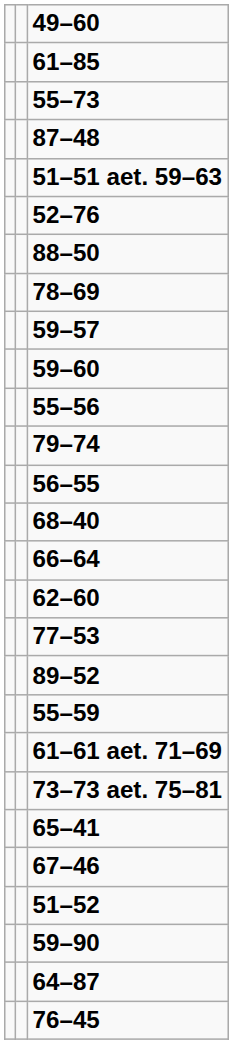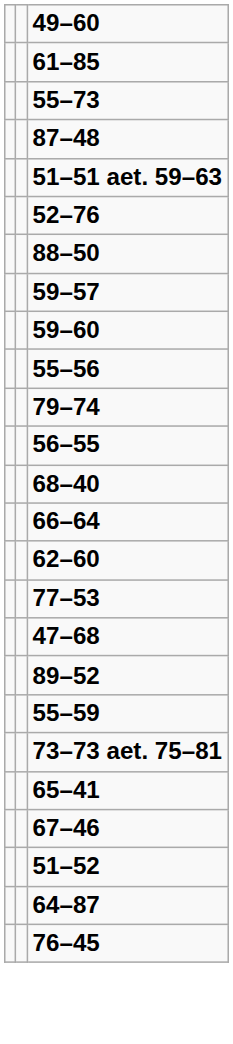- row: (66, 291)
+ row: (66, 636)
- row: (127, 751)
- row: (66, 943)
